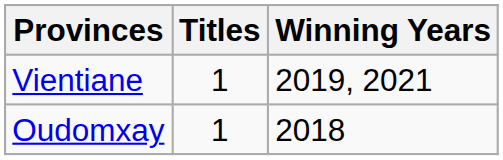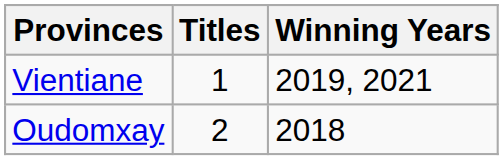(220, 130) 1 -> (220, 130) 2
